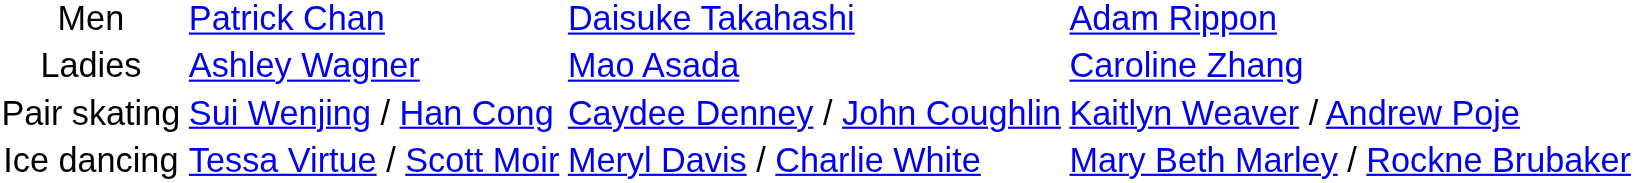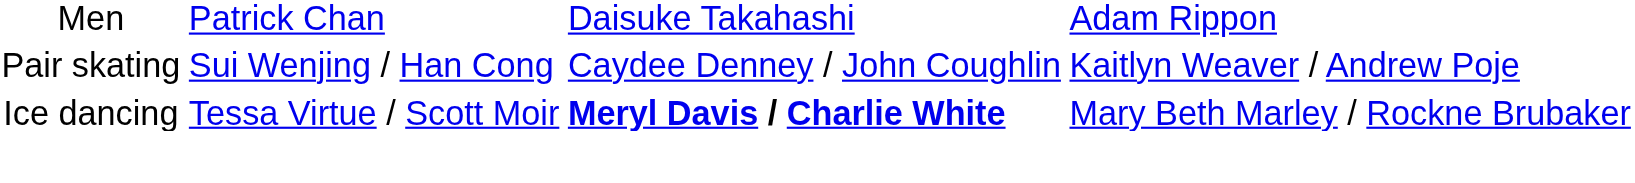- row: (91, 66)
(774, 160) normal -> (787, 113) bold
